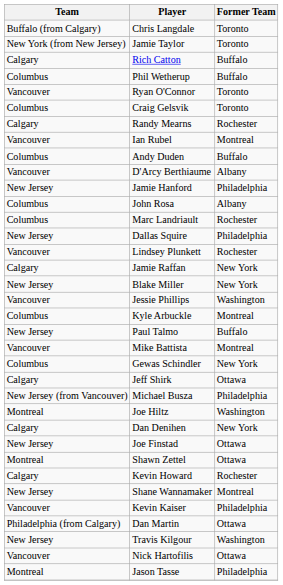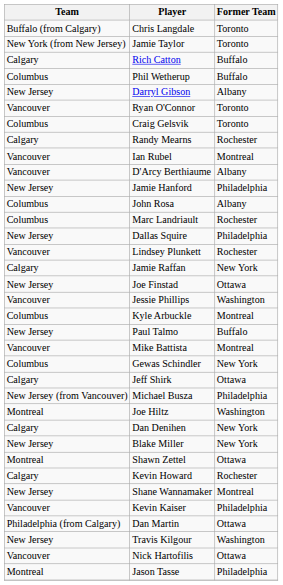+ row: (161, 92)
- row: (158, 156)
rows swapped: (155, 444) <-> (158, 284)
